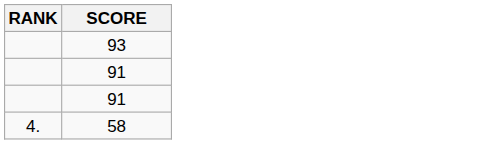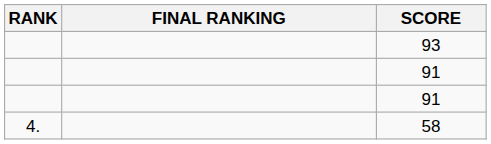+ column: (219, 18)
